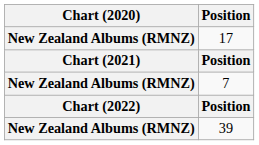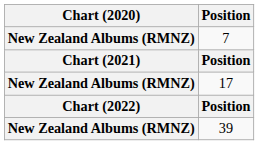rows swapped: (226, 83) <-> (226, 38)
